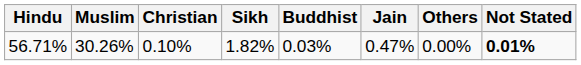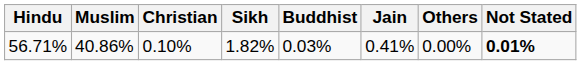(104, 45) 30.26% -> (104, 45) 40.86%
(390, 45) 0.47% -> (390, 45) 0.41%
